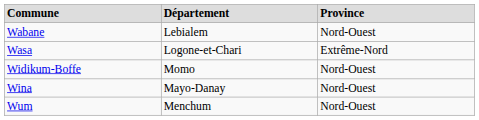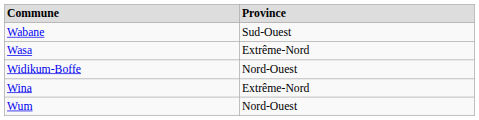- column: (196, 13)
(348, 32) Nord-Ouest -> (267, 32) Sud-Ouest
(348, 87) Nord-Ouest -> (276, 87) Extrême-Nord
